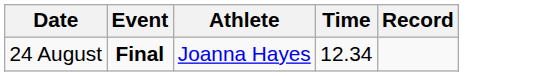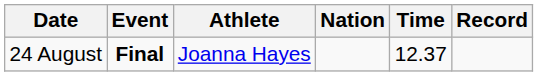+ column: (353, 20)
(346, 53) 12.34 -> (421, 53) 12.37
